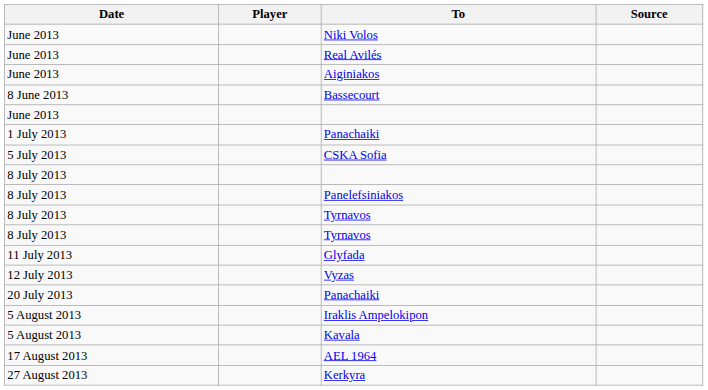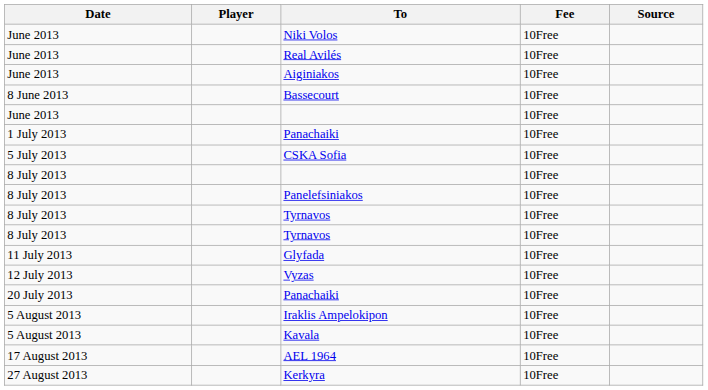+ column: (565, 14)
